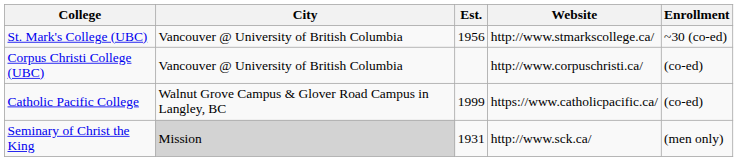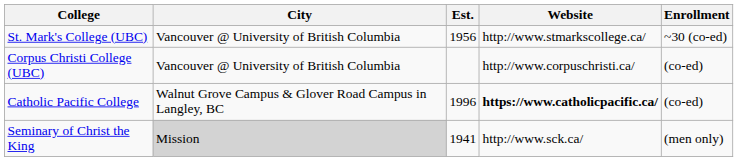(471, 101) 1999 -> (463, 101) 1996
(574, 101) normal -> (570, 101) bold
(471, 138) 1931 -> (463, 138) 1941
